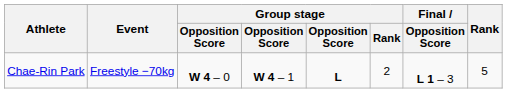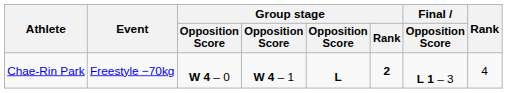(387, 71) normal -> (387, 71) bold
(485, 71) 5 -> (485, 71) 4
